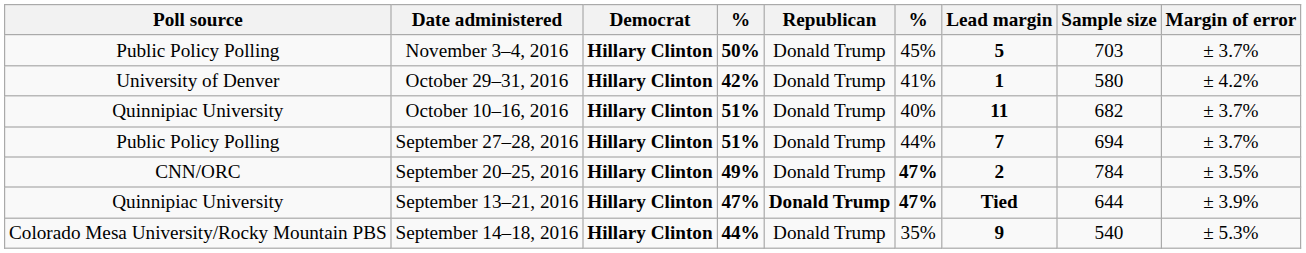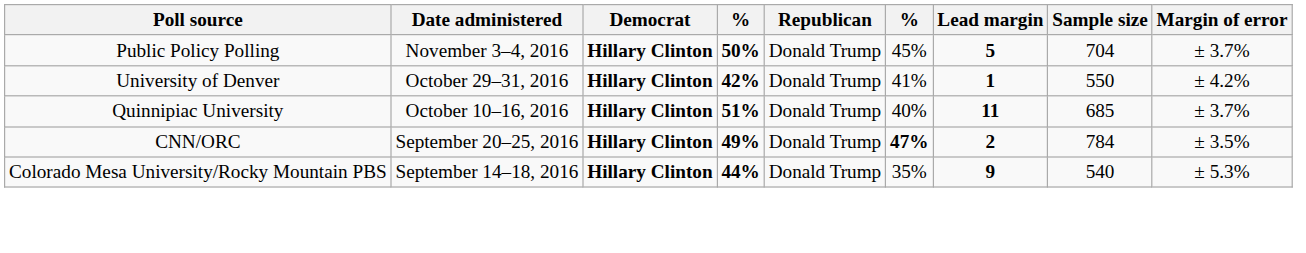(1109, 50) 703 -> (1100, 50) 704
(1109, 80) 580 -> (1100, 80) 550
(1109, 111) 682 -> (1100, 111) 685
- row: (487, 141)
- row: (487, 202)
